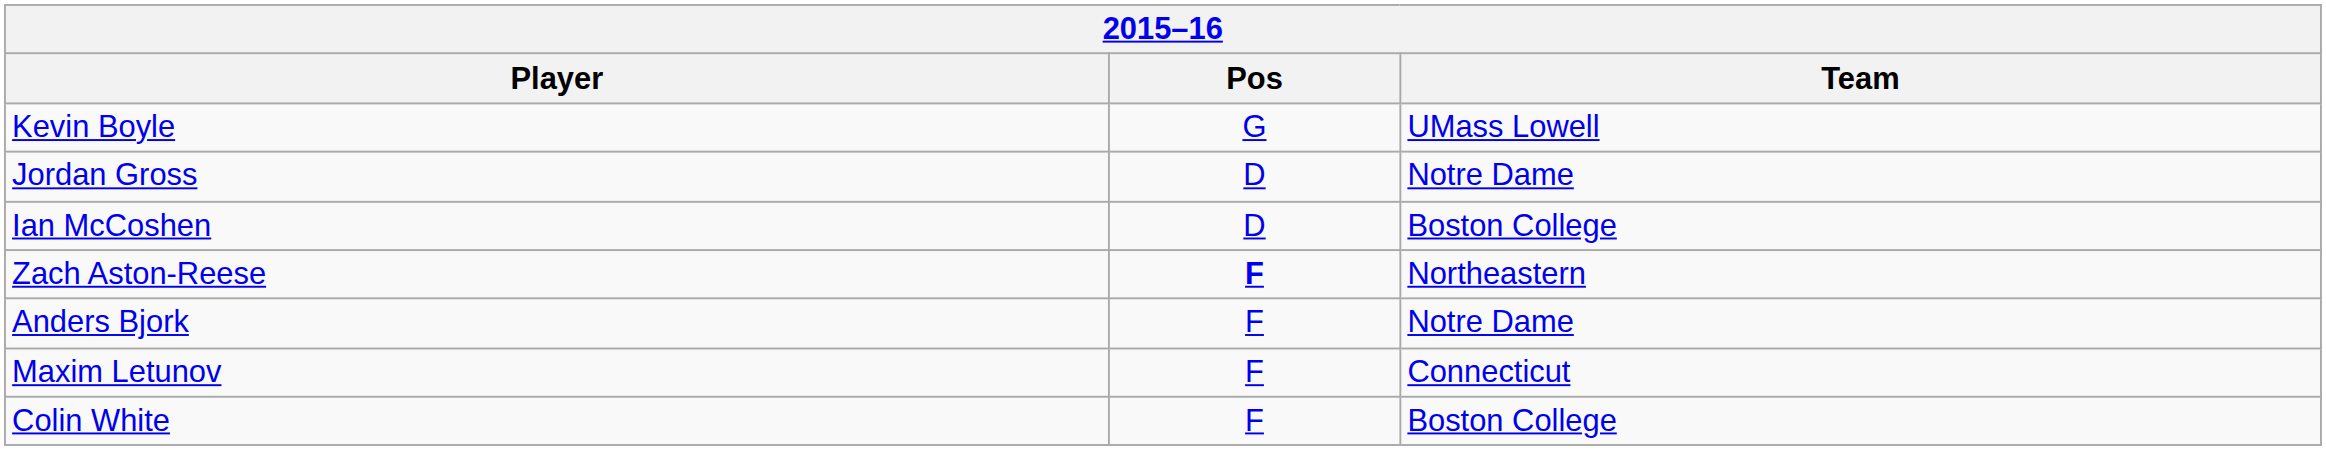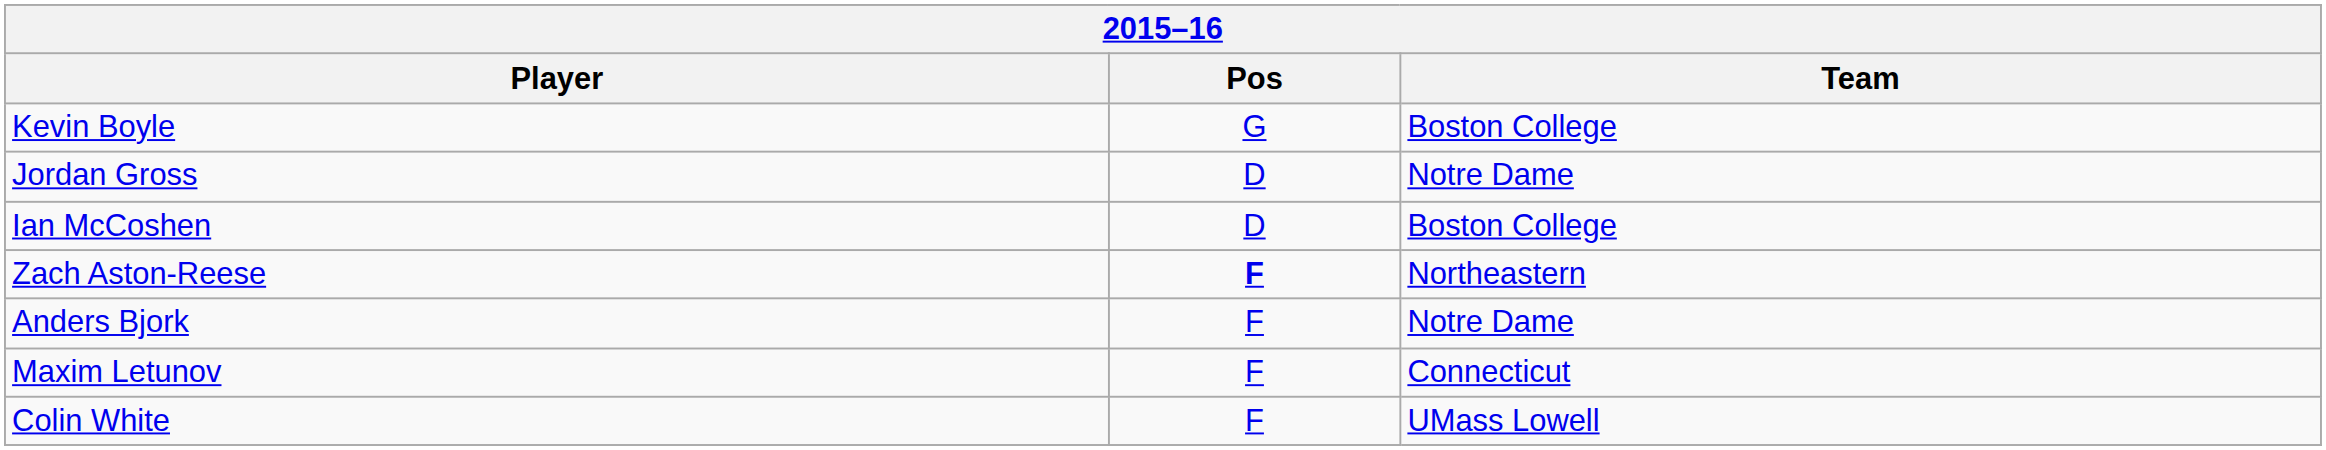(1503, 126) UMass Lowell -> (1512, 126) Boston College
(1512, 420) Boston College -> (1503, 420) UMass Lowell
